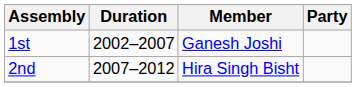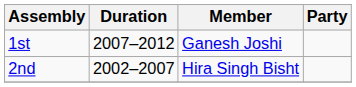(134, 43) 2002–2007 -> (134, 43) 2007–2012
(134, 69) 2007–2012 -> (134, 69) 2002–2007
